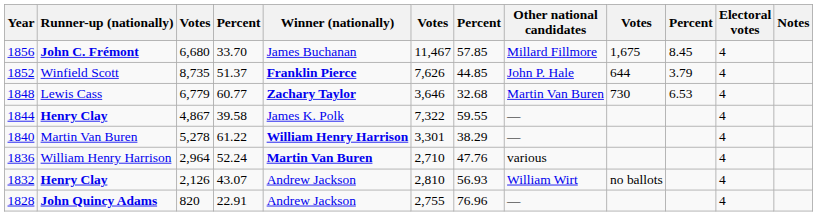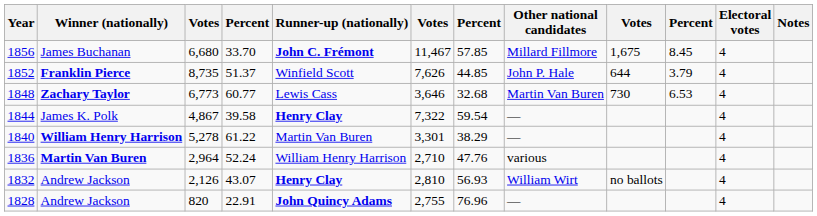columns swapped: (337, 22) <-> (107, 22)
(195, 94) 6,779 -> (204, 94) 6,773
(472, 115) 59.55 -> (472, 115) 59.54
